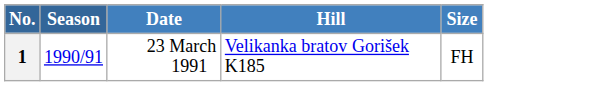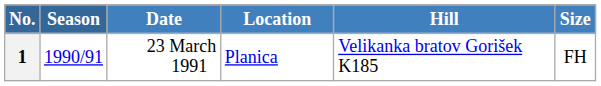+ column: (277, 18)
